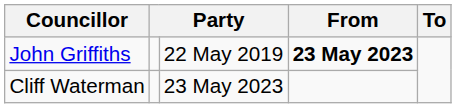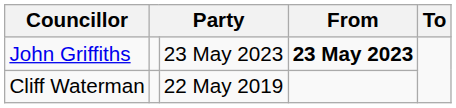(223, 53) 22 May 2019 -> (223, 53) 23 May 2023
(223, 86) 23 May 2023 -> (223, 86) 22 May 2019
